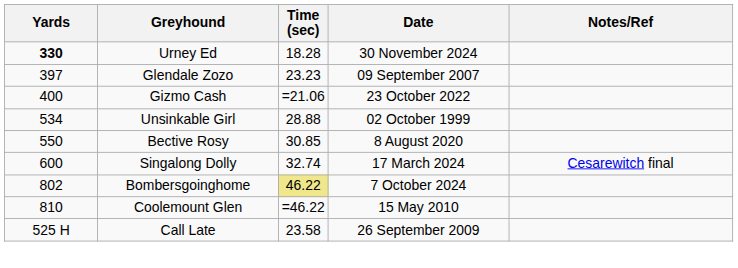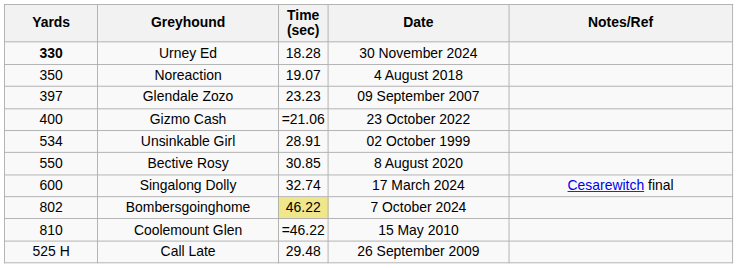+ row: (188, 75)
(303, 119) 28.88 -> (303, 141) 28.91
(303, 229) 23.58 -> (303, 251) 29.48
